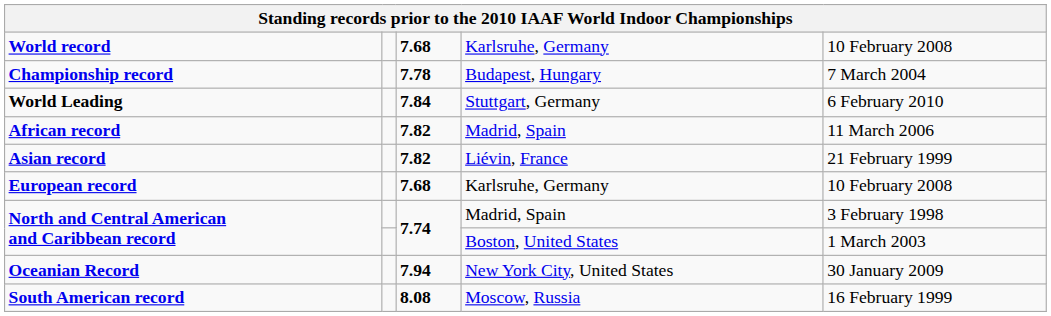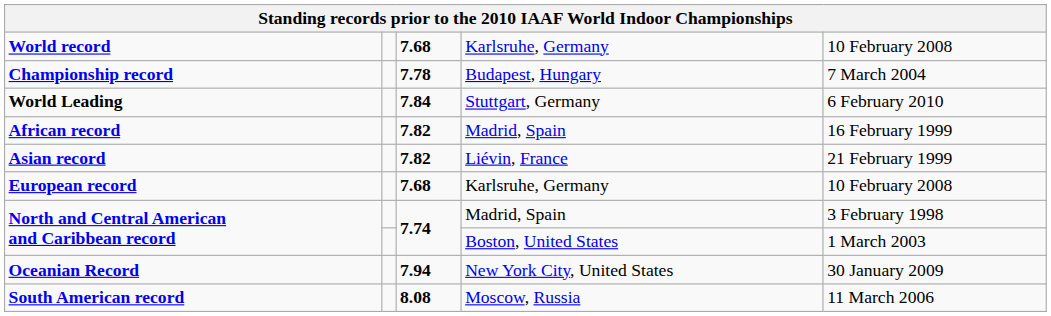(881, 130) 11 March 2006 -> (890, 130) 16 February 1999
(890, 297) 16 February 1999 -> (881, 297) 11 March 2006
